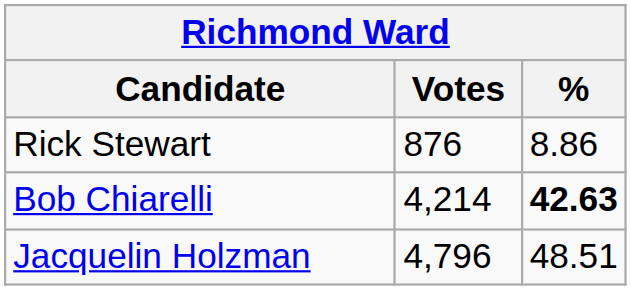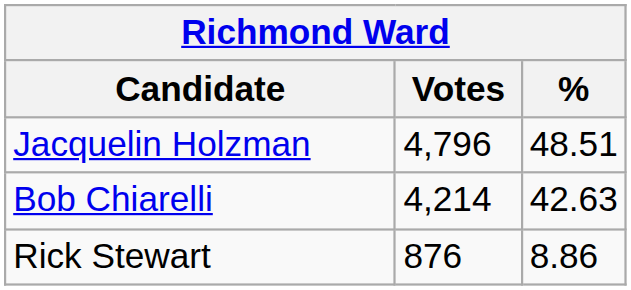rows swapped: (162, 255) <-> (112, 144)
(574, 199) bold -> (574, 199) normal
